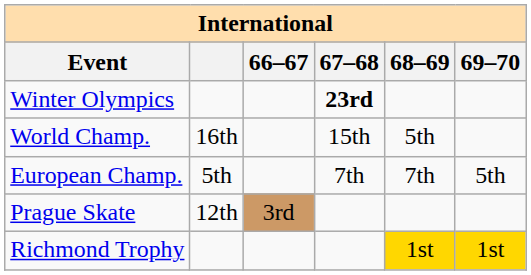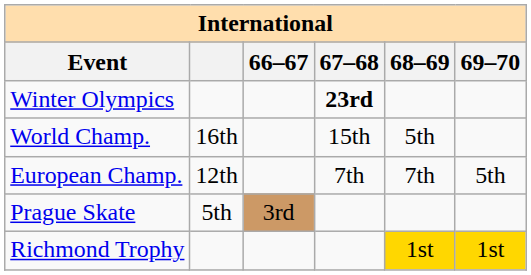(217, 174) 5th -> (217, 174) 12th
(217, 212) 12th -> (217, 212) 5th
